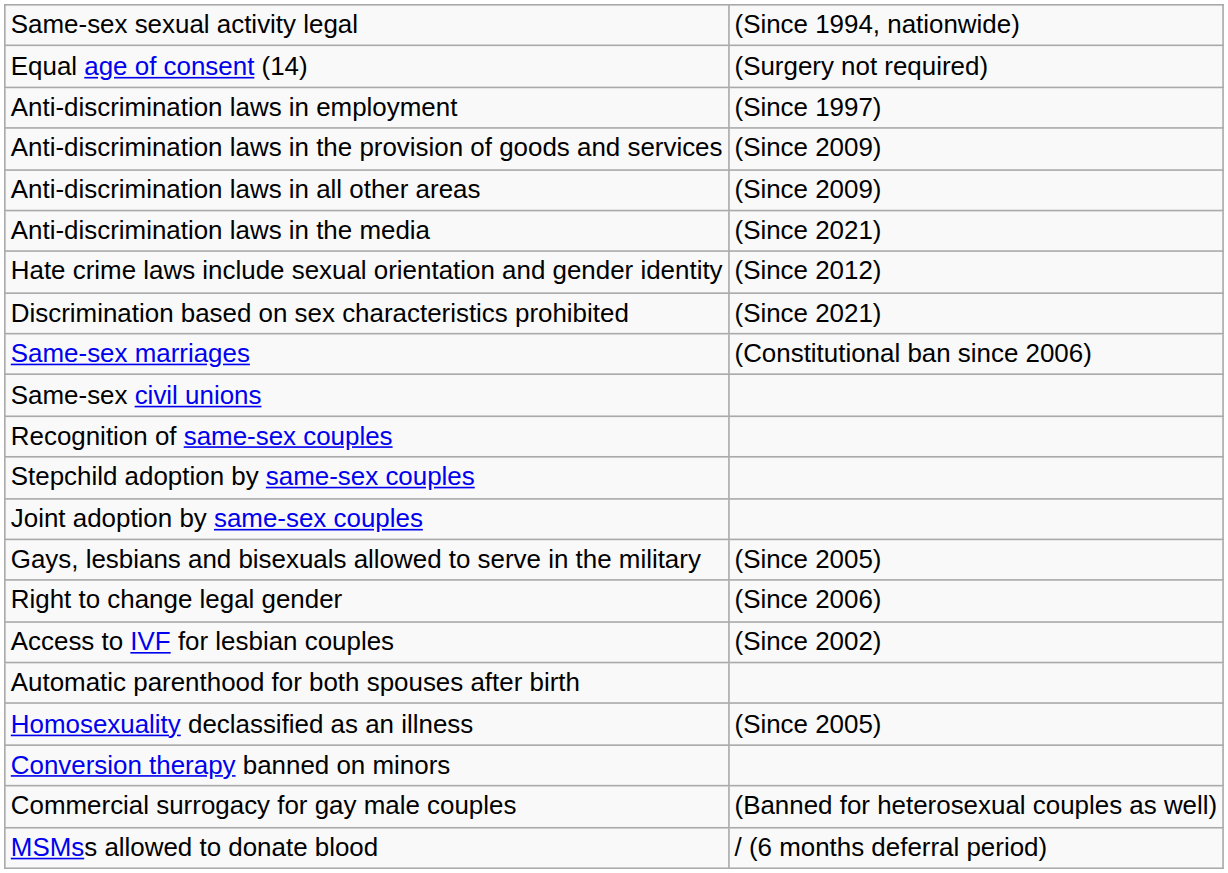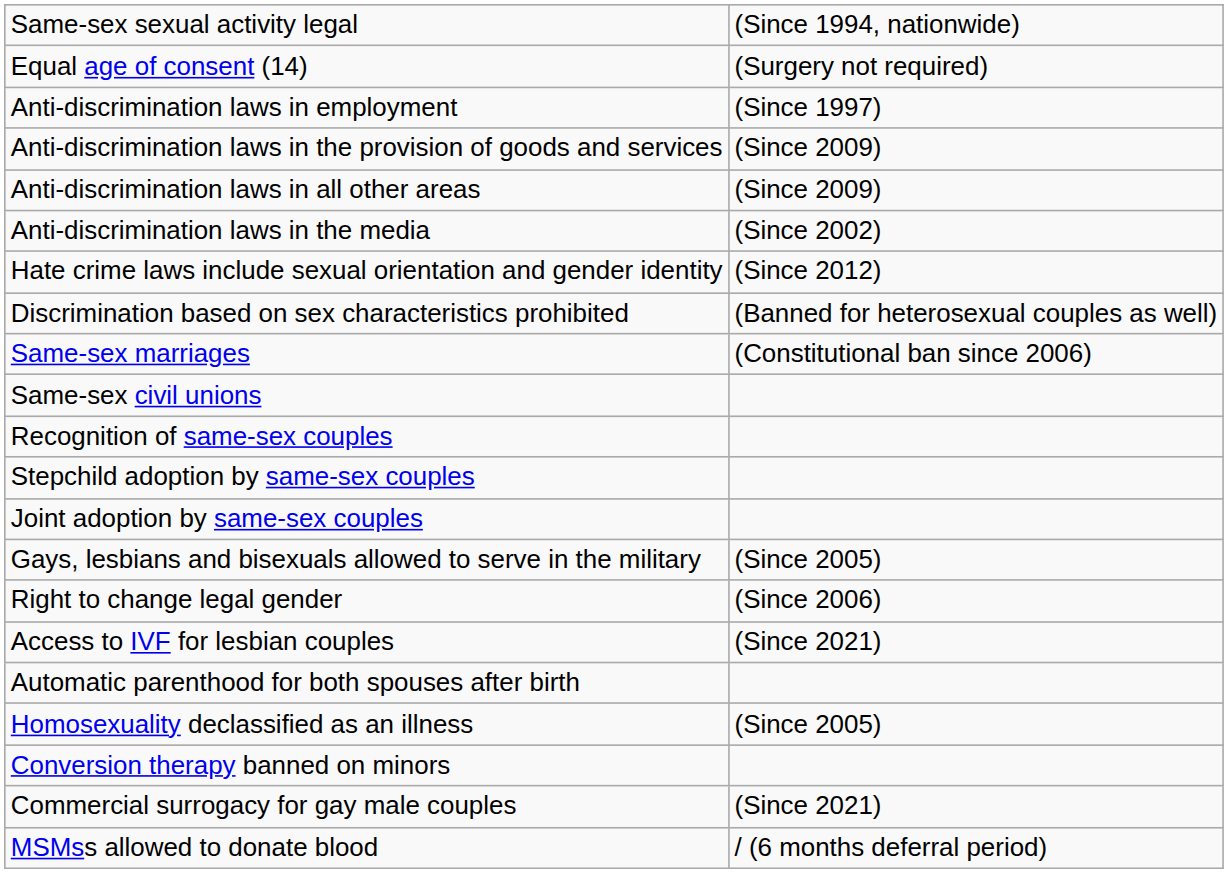(808, 230) (Since 2021) -> (808, 230) (Since 2002)
(808, 312) (Since 2021) -> (976, 312) (Banned for heterosexual couples as well)
(808, 641) (Since 2002) -> (808, 641) (Since 2021)
(976, 806) (Banned for heterosexual couples as well) -> (808, 806) (Since 2021)
